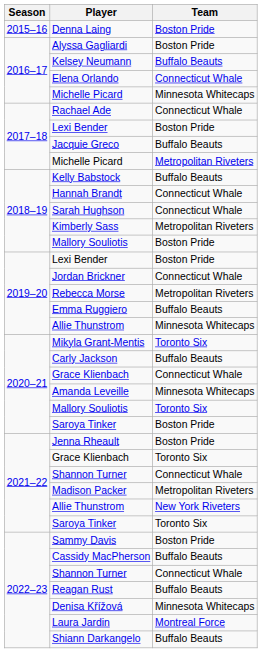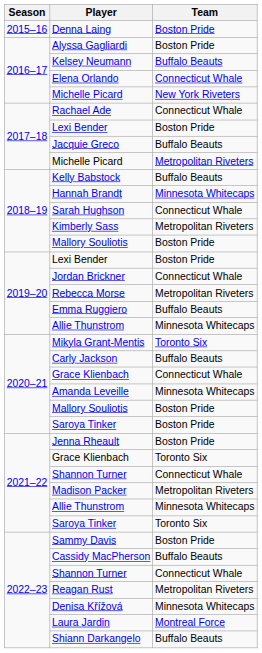(205, 95) Minnesota Whitecaps -> (198, 95) New York Riveters
(199, 194) Connecticut Whale -> (205, 194) Minnesota Whitecaps
(181, 408) Toronto Six -> (185, 408) Boston Pride
(198, 507) New York Riveters -> (205, 507) Minnesota Whitecaps
(189, 590) Buffalo Beauts -> (204, 590) Metropolitan Riveters
